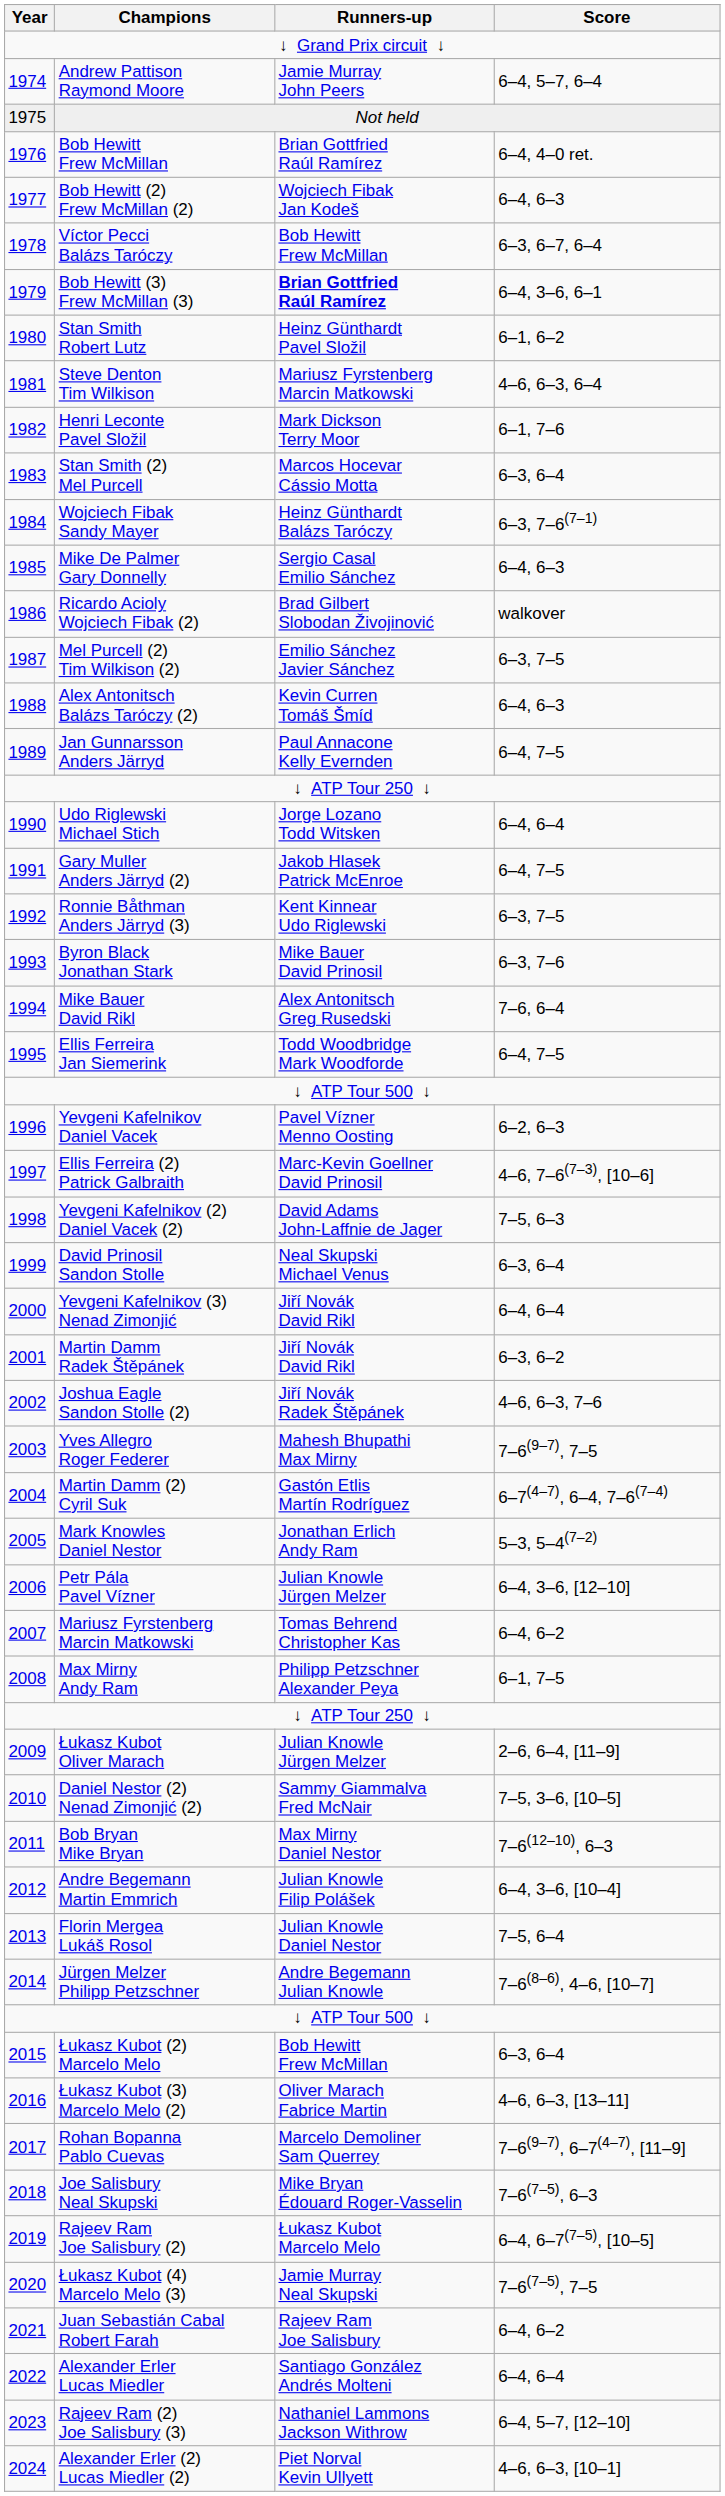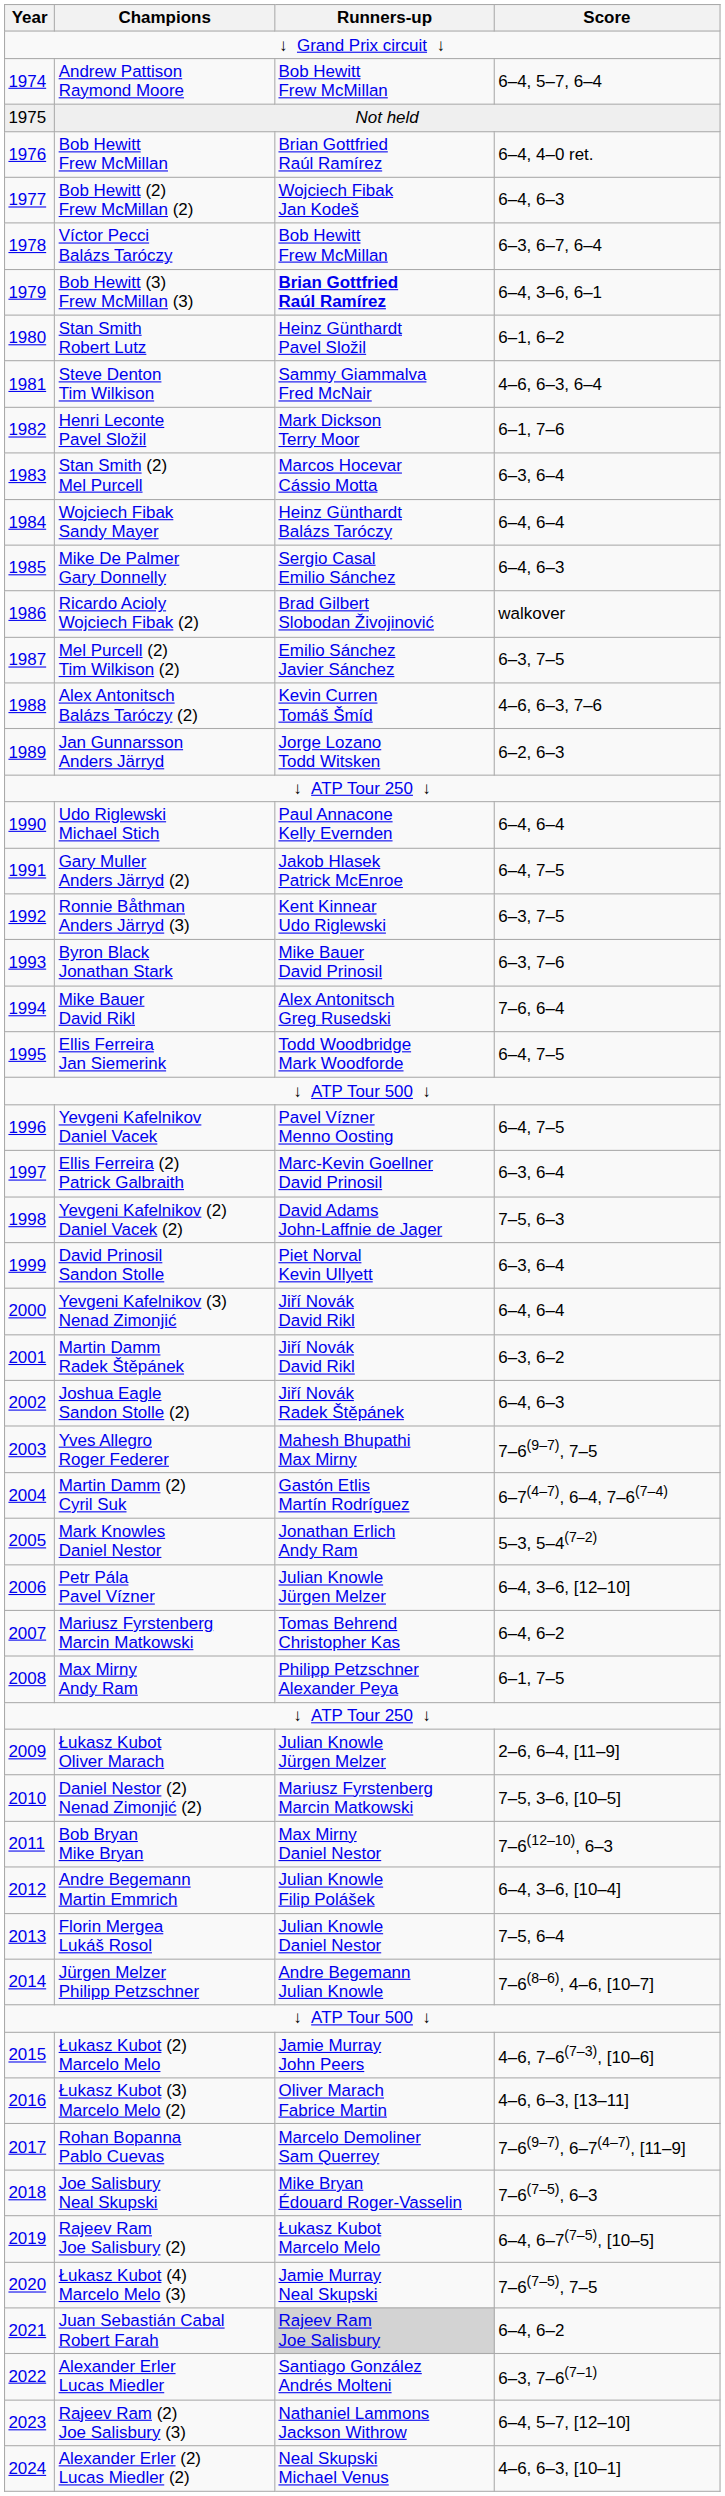(330, 81) Jamie Murray John Peers -> (333, 81) Bob Hewitt Frew McMillan
(356, 384) Mariusz Fyrstenberg Marcin Matkowski -> (352, 384) Sammy Giammalva Fred McNair
(548, 521) 6–3, 7–6(7–1) -> (531, 521) 6–4, 6–4
(531, 705) 6–4, 6–3 -> (550, 705) 4–6, 6–3, 7–6
(336, 751) Paul Annacone Kelly Evernden -> (330, 751) Jorge Lozano Todd Witsken
(531, 751) 6–4, 7–5 -> (531, 751) 6–2, 6–3
(330, 824) Jorge Lozano Todd Witsken -> (336, 824) Paul Annacone Kelly Evernden
(531, 1127) 6–2, 6–3 -> (531, 1127) 6–4, 7–5
(576, 1173) 4–6, 7–6(7–3), [10–6] -> (531, 1173) 6–3, 6–4
(334, 1265) Neal Skupski Michael Venus -> (326, 1265) Piet Norval Kevin Ullyett
(550, 1403) 4–6, 6–3, 7–6 -> (531, 1403) 6–4, 6–3
(352, 1798) Sammy Giammalva Fred McNair -> (356, 1798) Mariusz Fyrstenberg Marcin Matkowski
(333, 2054) Bob Hewitt Frew McMillan -> (330, 2054) Jamie Murray John Peers
(531, 2054) 6–3, 6–4 -> (576, 2054) 4–6, 7–6(7–3), [10–6]
(329, 2330) no background -> (329, 2330) lightgrey background
(531, 2376) 6–4, 6–4 -> (548, 2376) 6–3, 7–6(7–1)
(326, 2468) Piet Norval Kevin Ullyett -> (334, 2468) Neal Skupski Michael Venus
